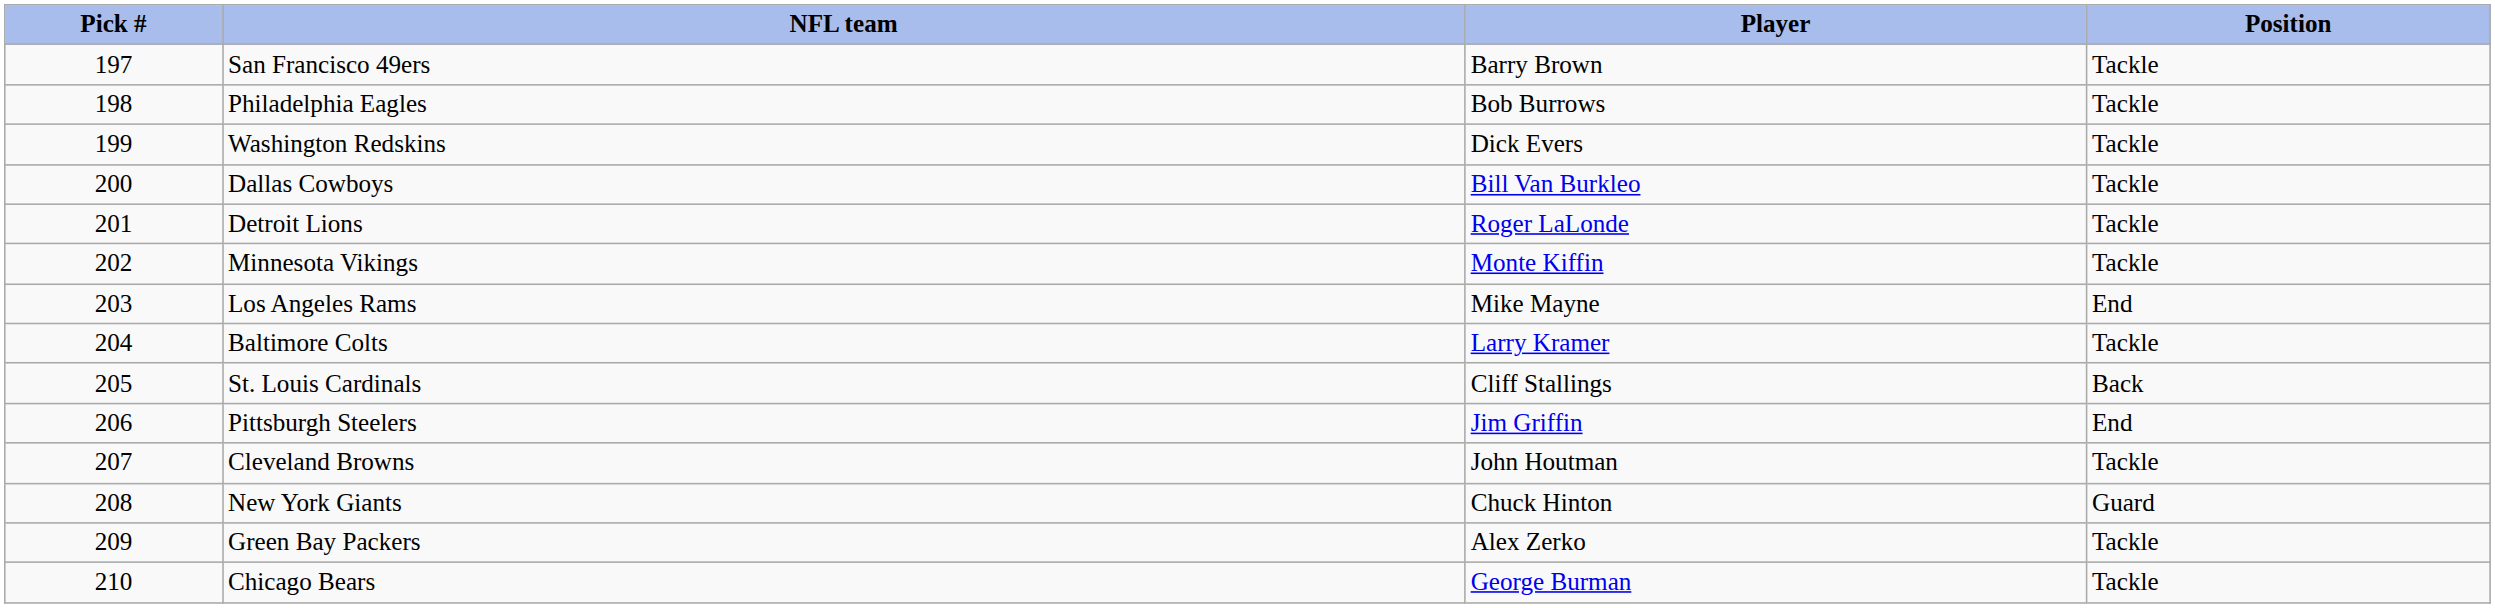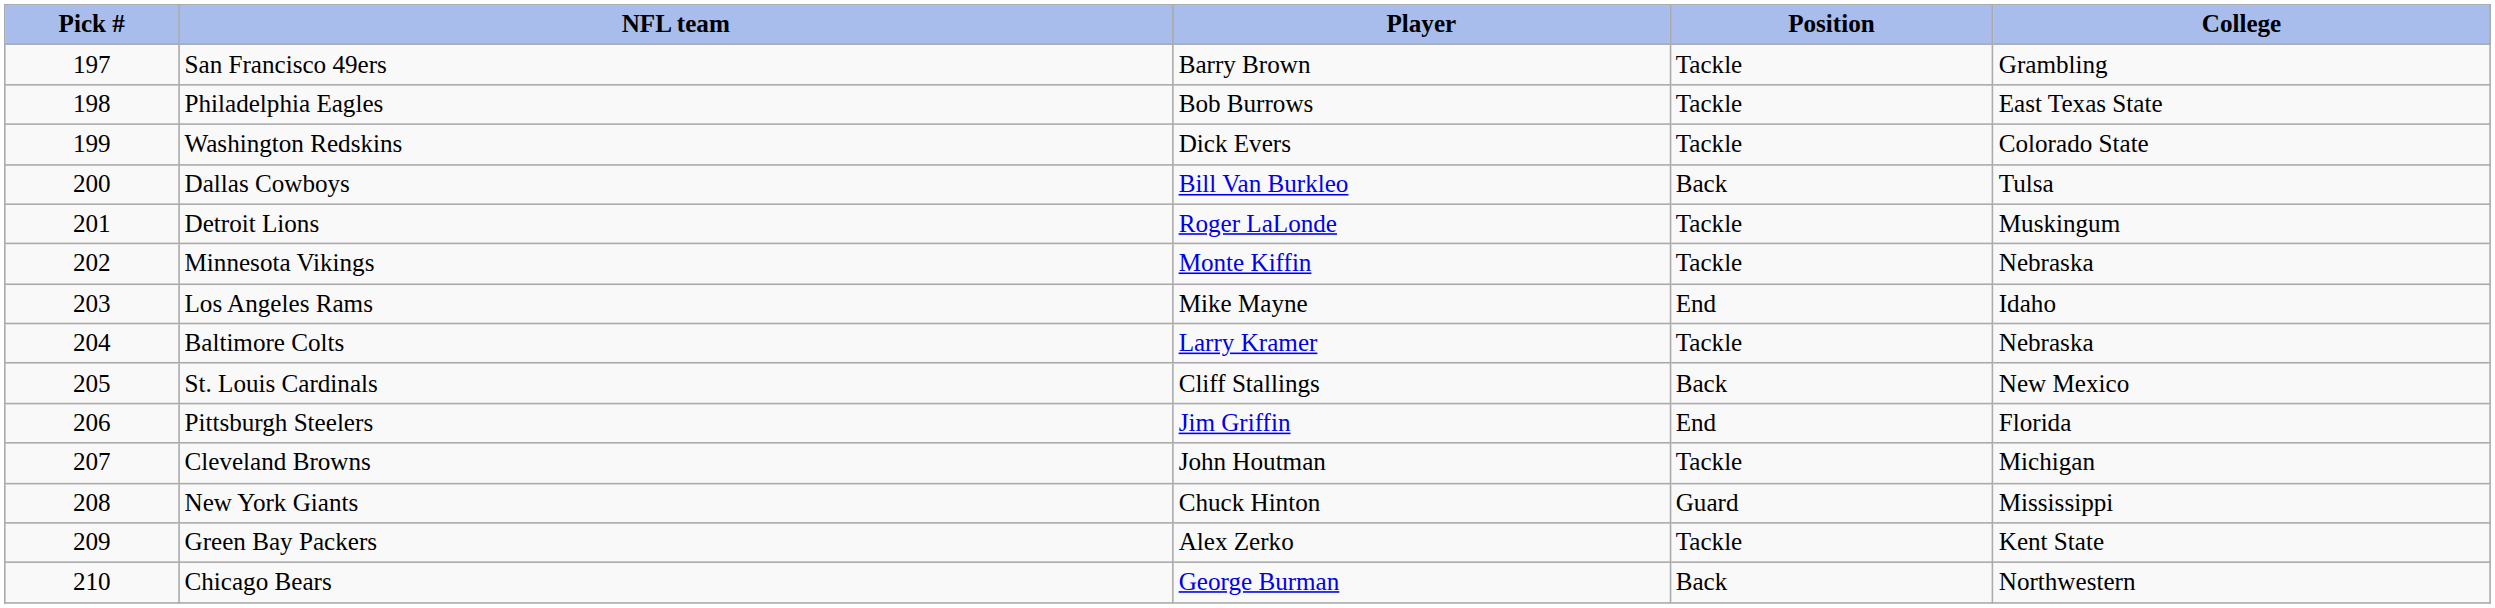+ column: (2242, 24)
(2125, 183) Tackle -> (1701, 183) Back
(2125, 582) Tackle -> (1701, 582) Back
